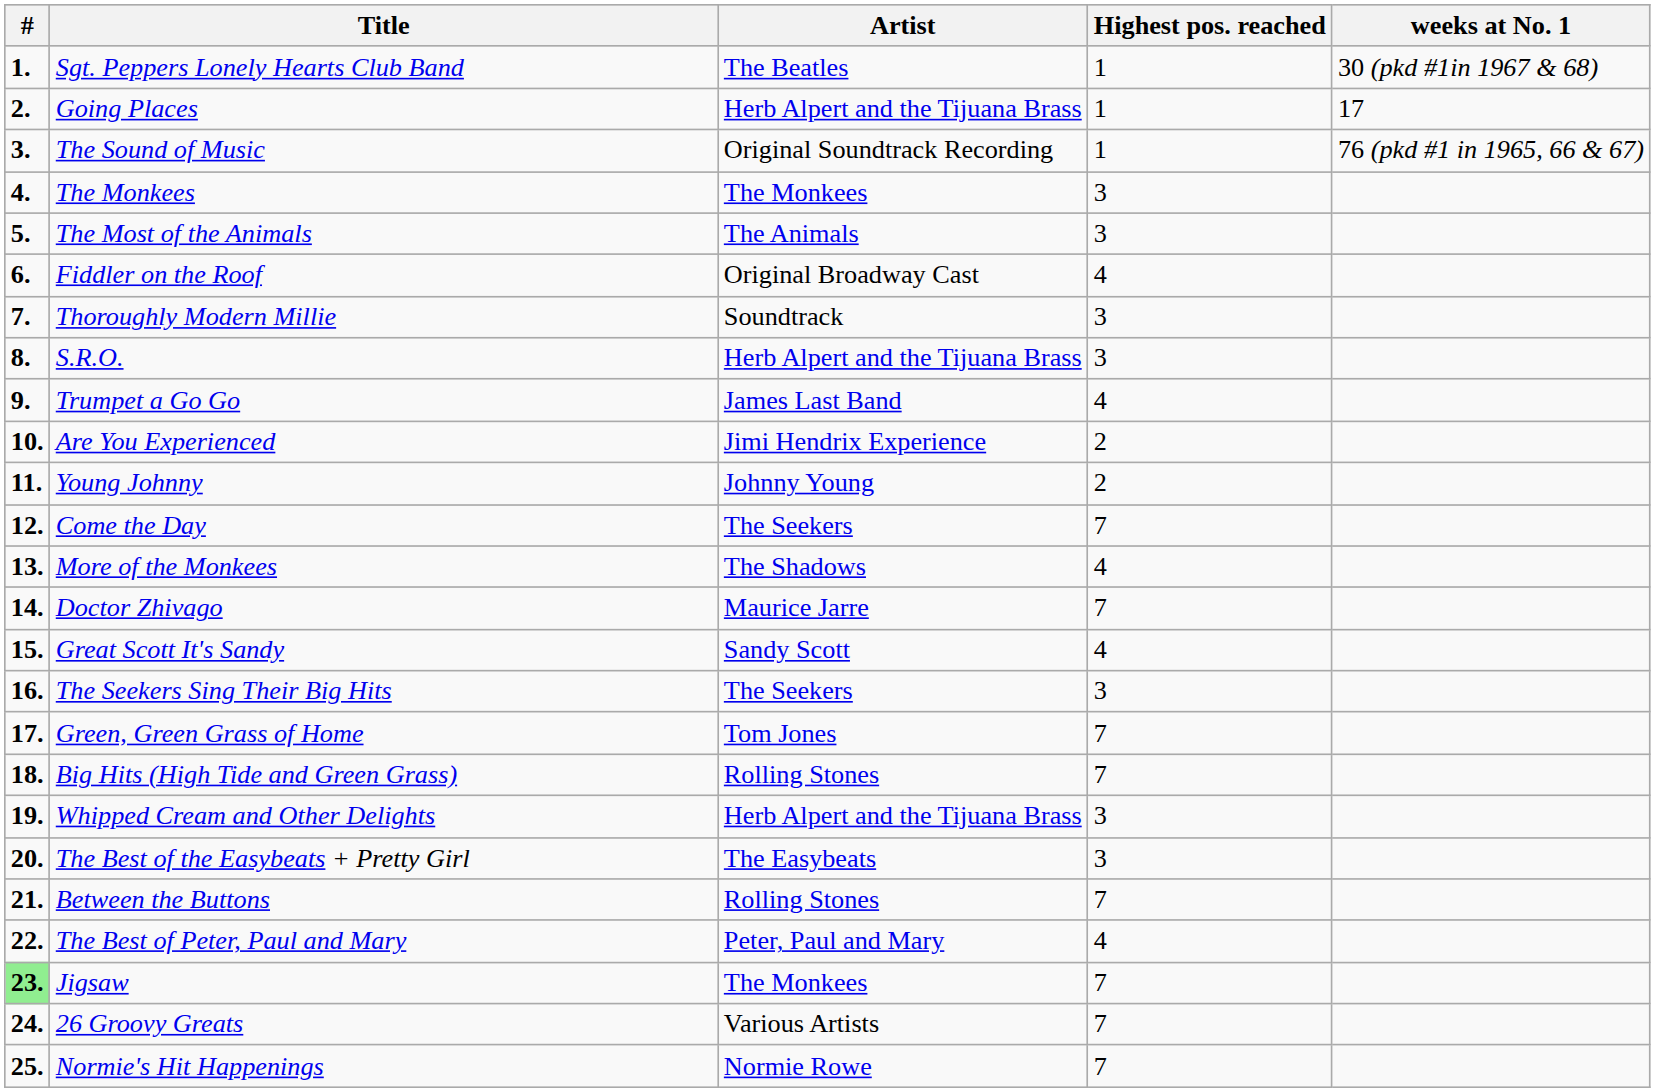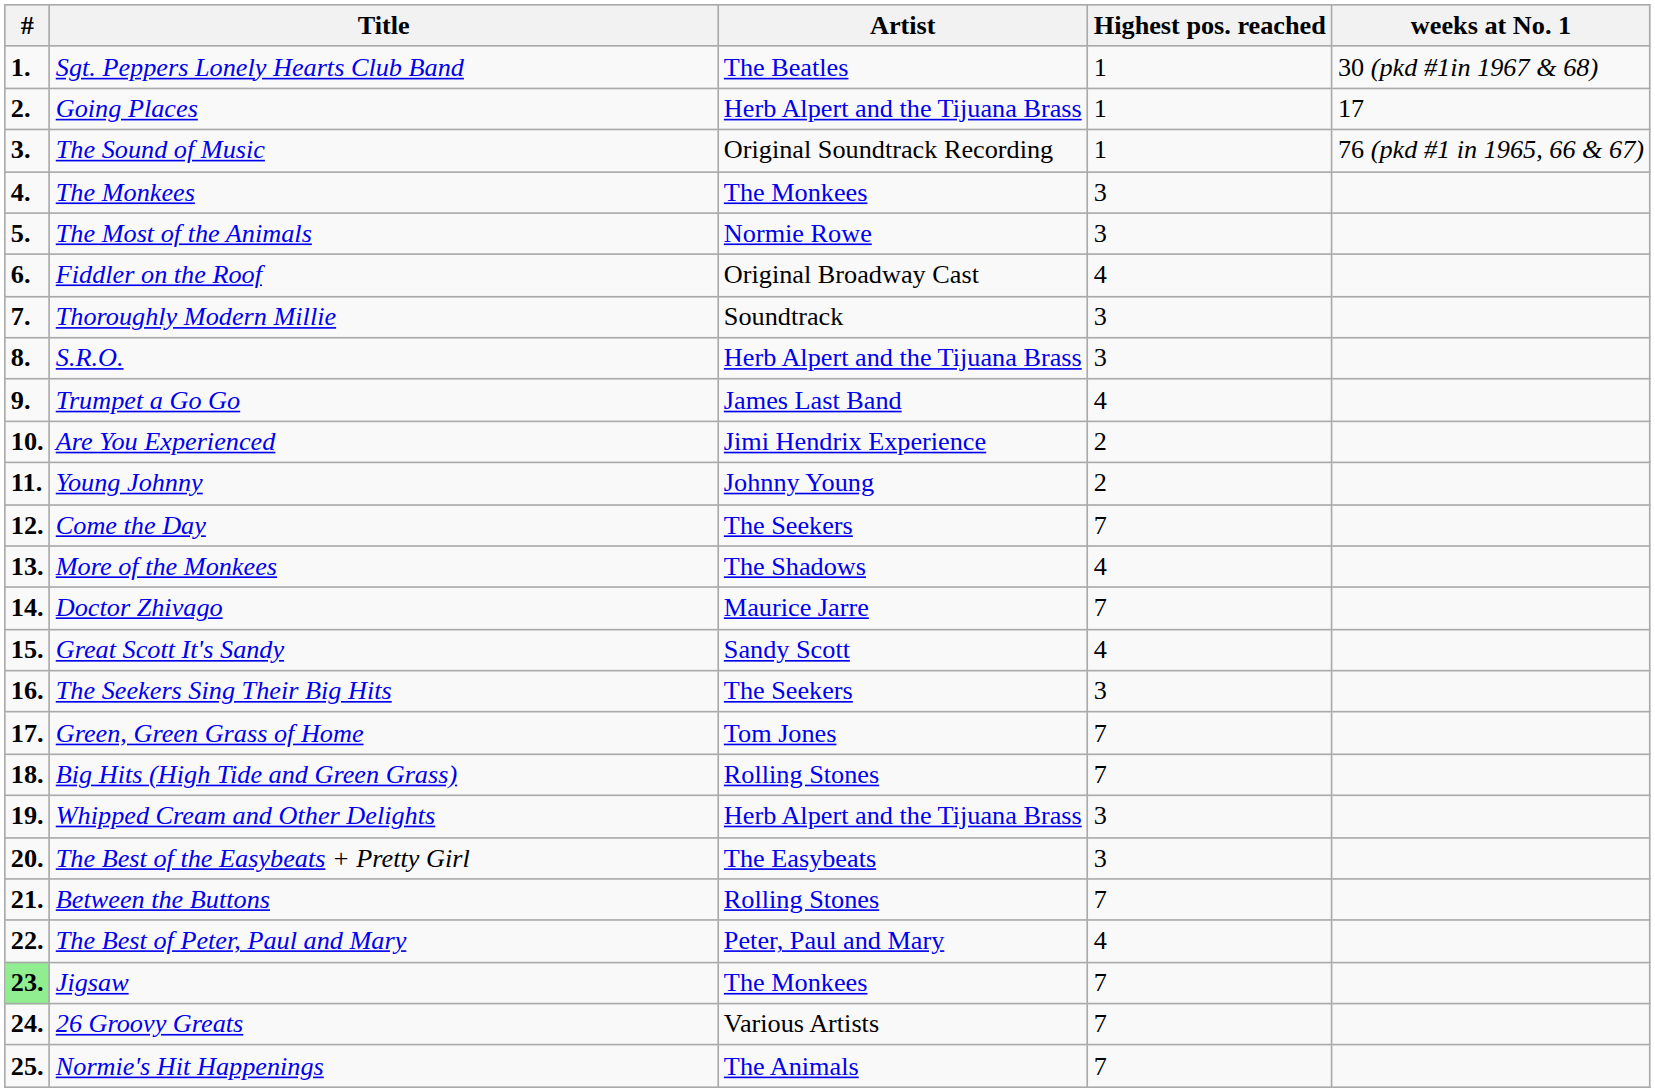(791, 233) The Animals -> (798, 233) Normie Rowe
(798, 1065) Normie Rowe -> (791, 1065) The Animals
